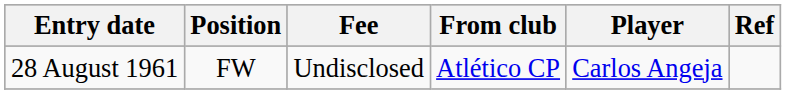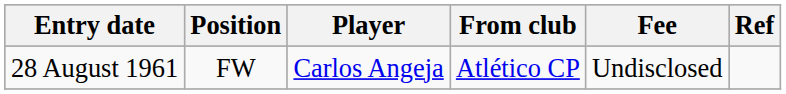columns swapped: (647, 25) <-> (359, 25)
